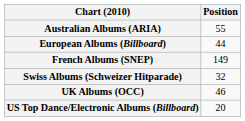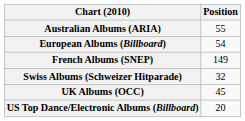(221, 44) 44 -> (221, 44) 54
(221, 92) 46 -> (221, 92) 45
